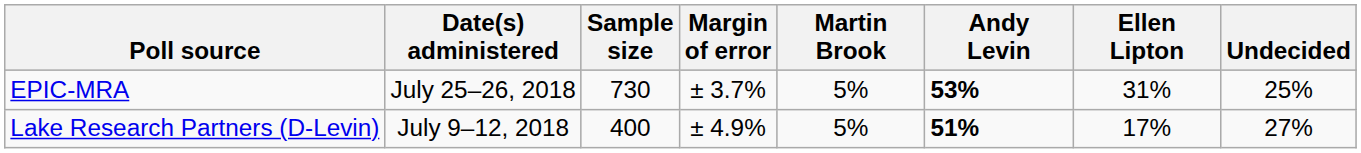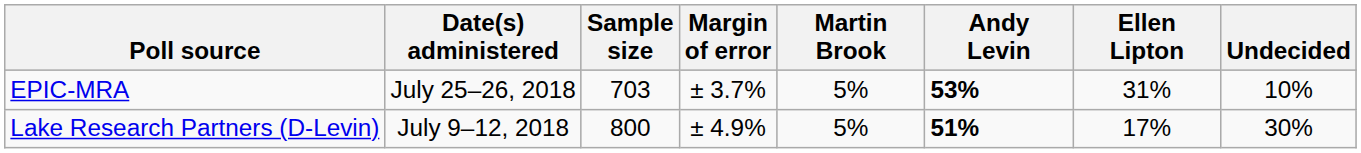(630, 89) 730 -> (630, 89) 703
(1289, 89) 25% -> (1289, 89) 10%
(630, 128) 400 -> (630, 128) 800
(1289, 128) 27% -> (1289, 128) 30%
